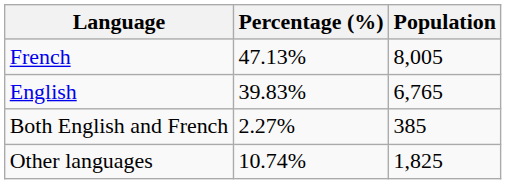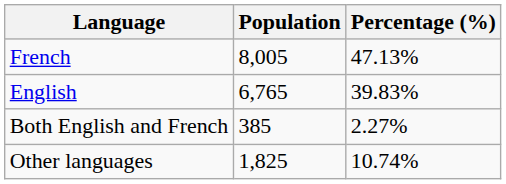columns swapped: (445, 21) <-> (311, 21)
